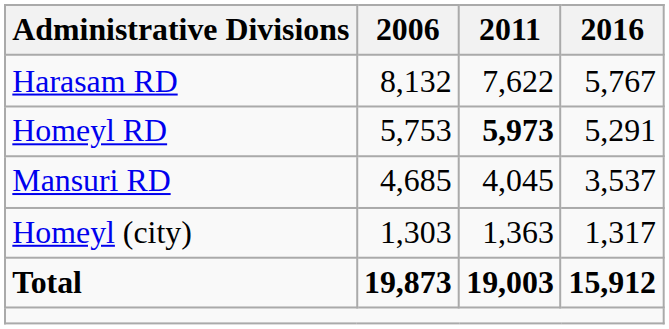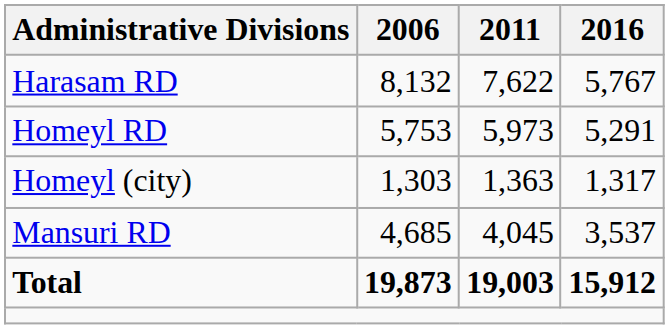(518, 130) bold -> (518, 130) normal
rows swapped: (91, 181) <-> (102, 231)
